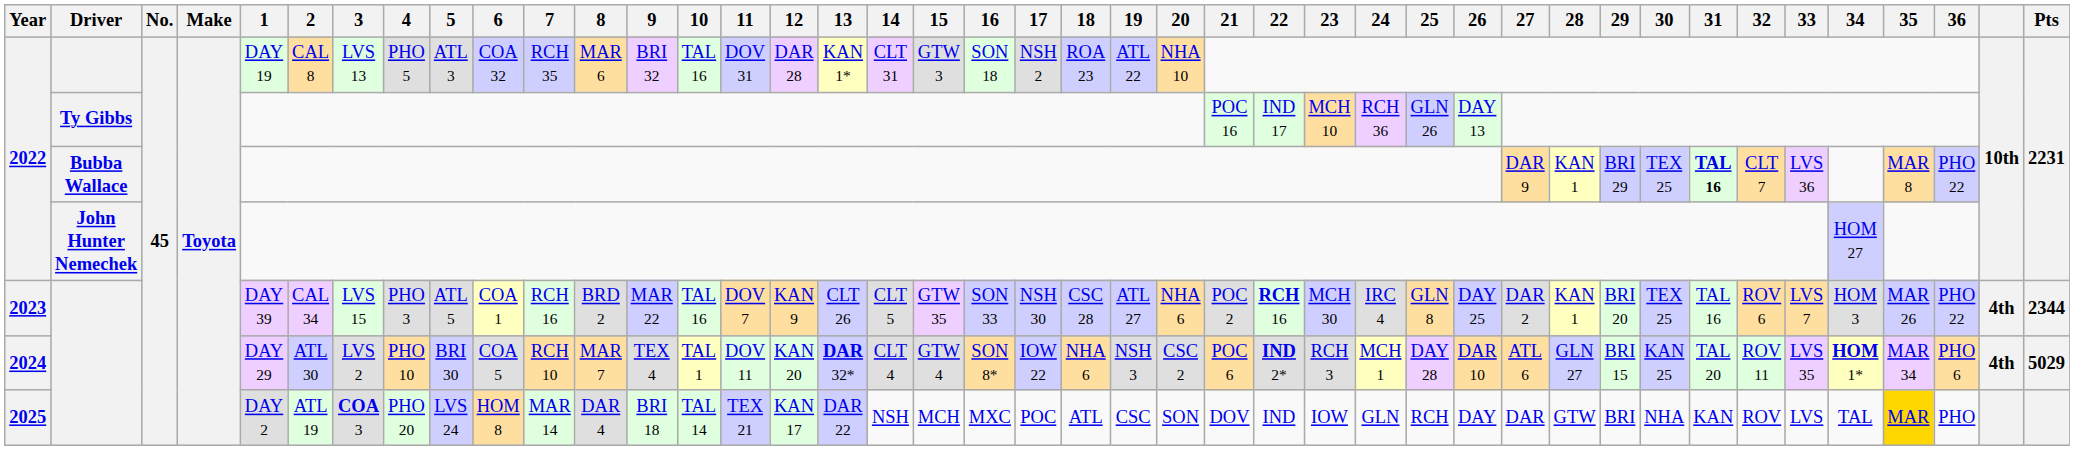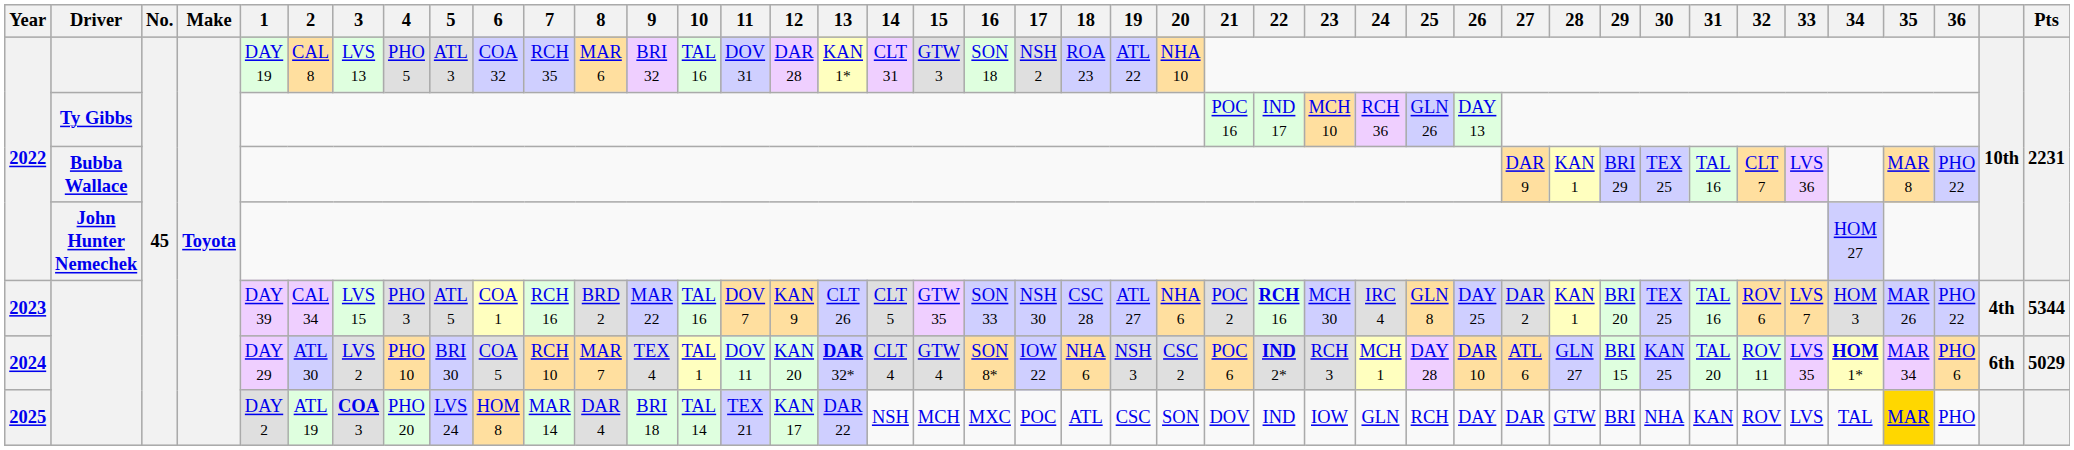(1713, 174) bold -> (1713, 173) normal
(2047, 307) 2344 -> (2047, 307) 5344
(2002, 362) 4th -> (2002, 362) 6th
